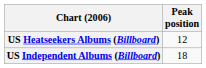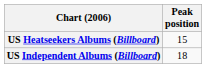(182, 39) 12 -> (182, 39) 15
